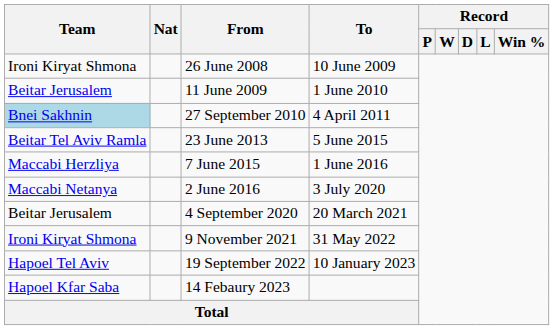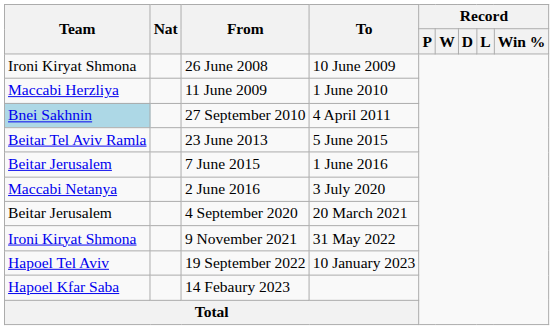(60, 90) Beitar Jerusalem -> (63, 90) Maccabi Herzliya
(63, 164) Maccabi Herzliya -> (60, 164) Beitar Jerusalem
